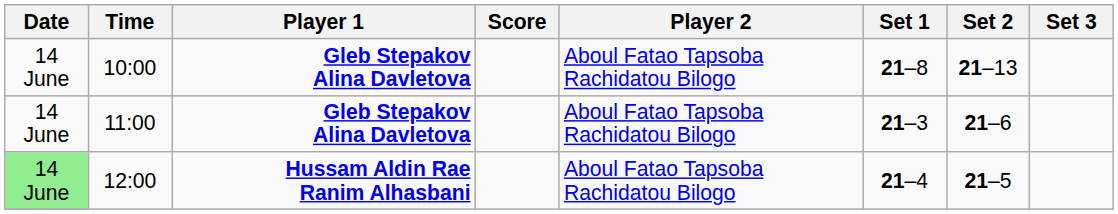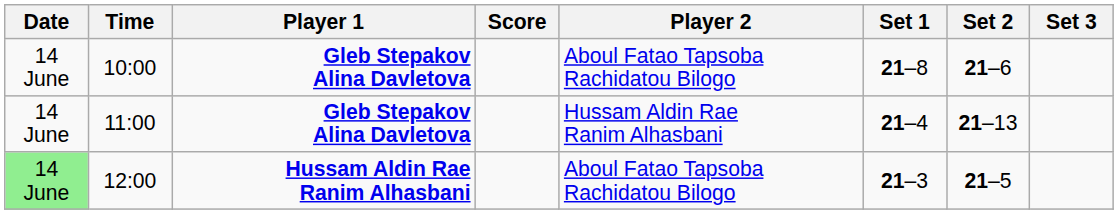(988, 67) 21–13 -> (988, 67) 21–6
(664, 124) Aboul Fatao Tapsoba Rachidatou Bilogo -> (651, 124) Hussam Aldin Rae Ranim Alhasbani
(905, 124) 21–3 -> (905, 124) 21–4
(988, 124) 21–6 -> (988, 124) 21–13
(905, 181) 21–4 -> (905, 181) 21–3
